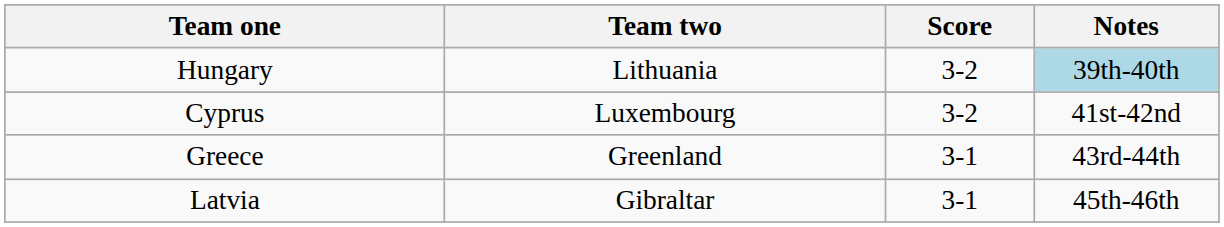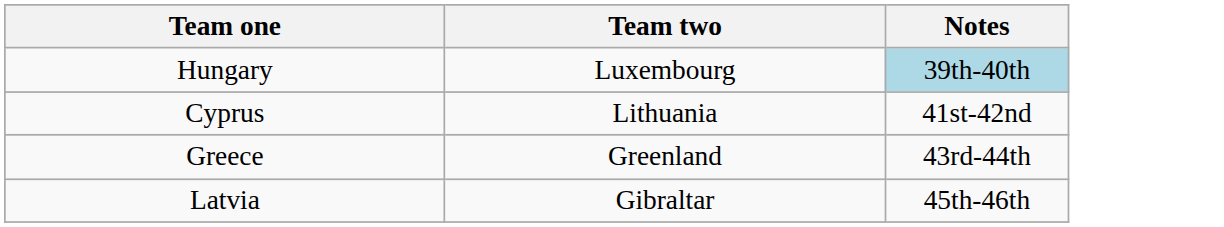- column: (960, 26)
(665, 69) Lithuania -> (665, 69) Luxembourg
(665, 112) Luxembourg -> (665, 112) Lithuania
